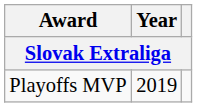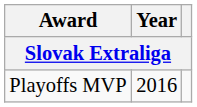(157, 85) 2019 -> (157, 85) 2016
